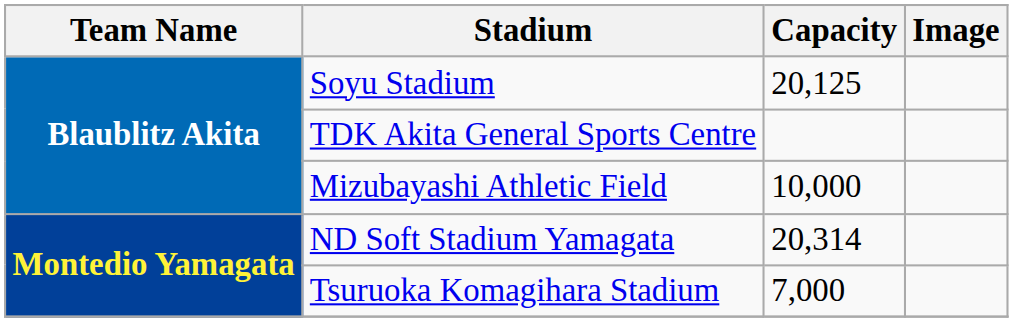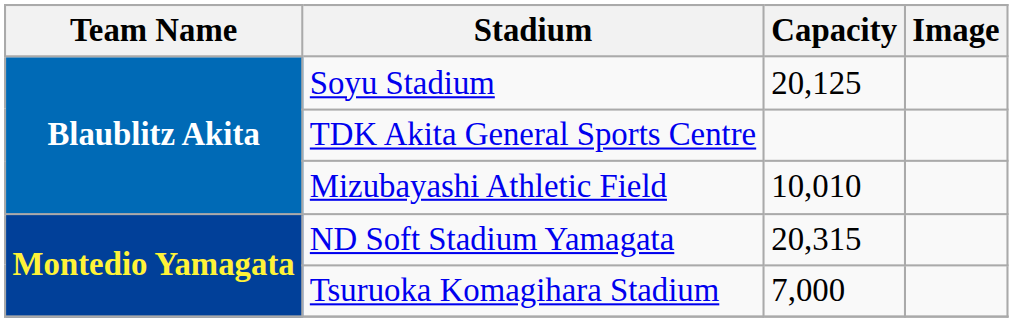(816, 186) 10,000 -> (816, 186) 10,010
(816, 238) 20,314 -> (816, 238) 20,315
